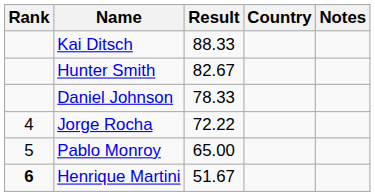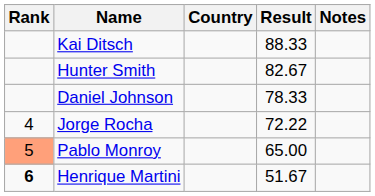columns swapped: (280, 17) <-> (214, 17)
(29, 151) no background -> (29, 151) lightsalmon background
